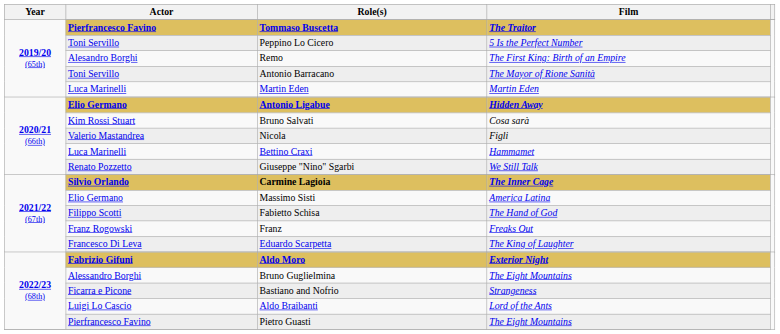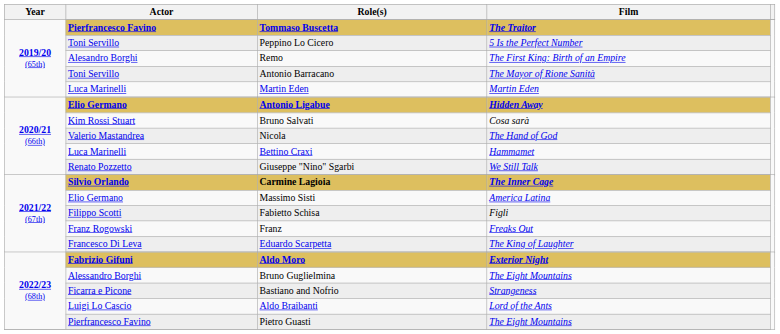(499, 136) Figli -> (523, 136) The Hand of God
(523, 213) The Hand of God -> (499, 213) Figli
